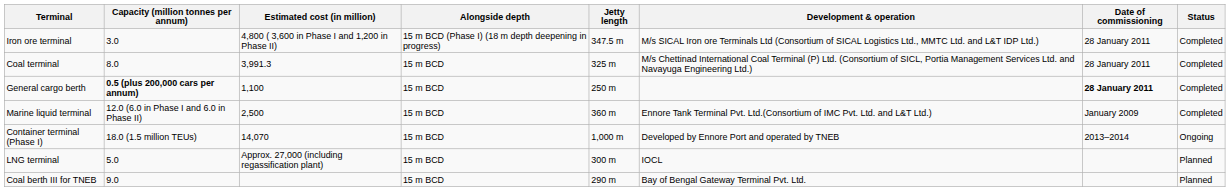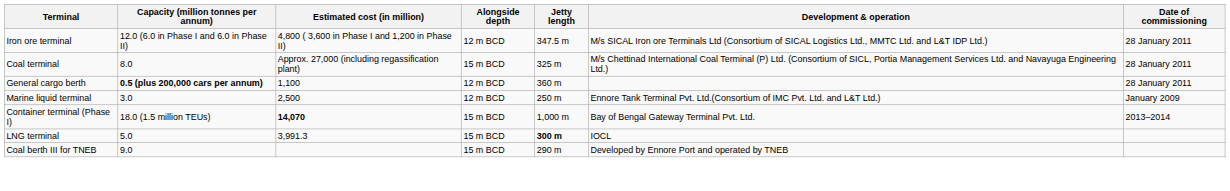- column: (1201, 17)
(112, 41) 3.0 -> (193, 41) 12.0 (6.0 in Phase I and 6.0 in Phase II)
(495, 41) 15 m BCD (Phase I) (18 m depth deepening in progress) -> (484, 41) 12 m BCD
(256, 65) 3,991.3 -> (358, 65) Approx. 27,000 (including regassification plant)
(423, 89) 15 m BCD -> (484, 84) 12 m BCD
(604, 89) 250 m -> (549, 84) 360 m
(1119, 89) bold -> (1158, 84) normal
(166, 113) 12.0 (6.0 in Phase I and 6.0 in Phase II) -> (126, 98) 3.0
(423, 113) 15 m BCD -> (484, 98) 12 m BCD
(604, 113) 360 m -> (549, 98) 250 m
(255, 137) normal -> (291, 117) bold
(740, 137) Developed by Ennore Port and operated by TNEB -> (673, 117) Bay of Bengal Gateway Terminal Pvt. Ltd.
(292, 161) Approx. 27,000 (including regassification plant) -> (293, 136) 3,991.3
(604, 161) normal -> (549, 136) bold
(724, 180) Bay of Bengal Gateway Terminal Pvt. Ltd. -> (689, 150) Developed by Ennore Port and operated by TNEB
